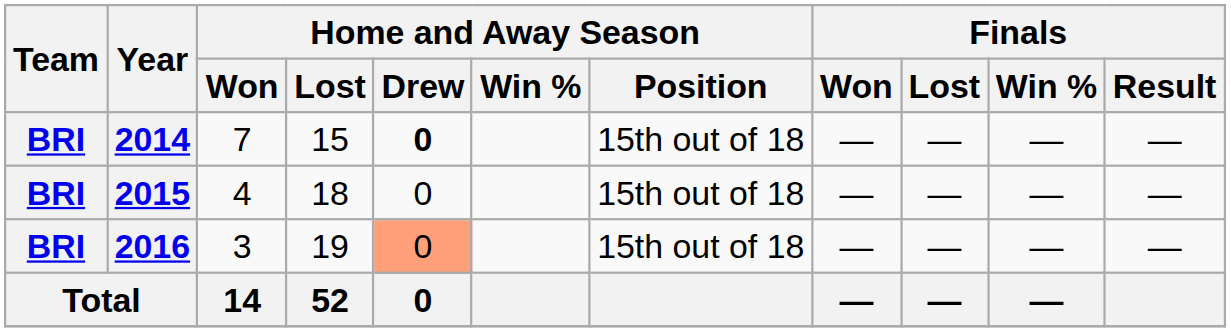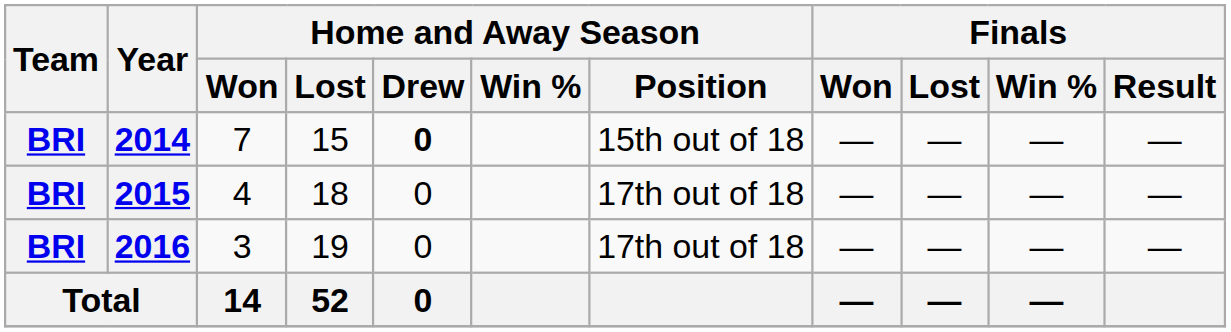(701, 193) 15th out of 18 -> (701, 193) 17th out of 18
(423, 247) lightsalmon background -> (423, 247) no background
(701, 247) 15th out of 18 -> (701, 247) 17th out of 18
